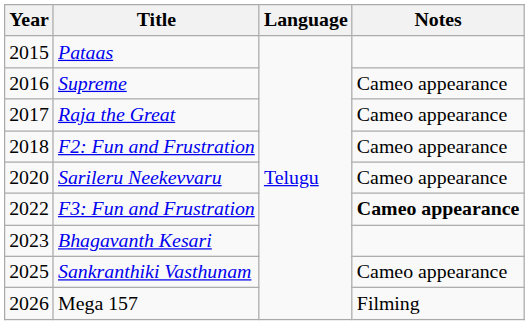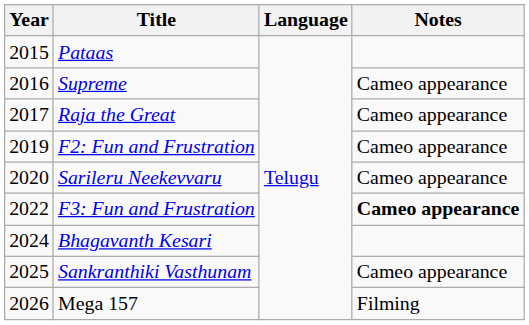(29, 146) 2018 -> (29, 146) 2019
(29, 240) 2023 -> (29, 240) 2024
